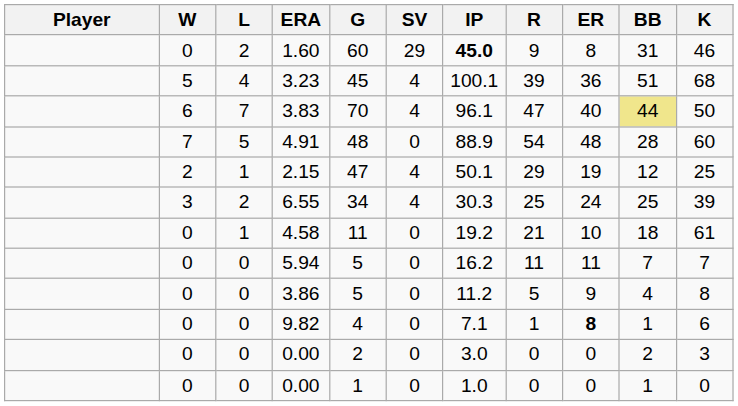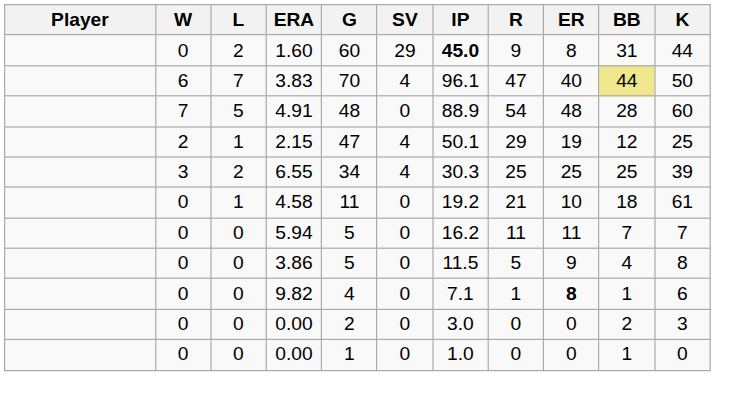(705, 50) 46 -> (682, 50) 44
- row: (187, 80)
(591, 202) 24 -> (571, 171) 25
(474, 293) 11.2 -> (460, 263) 11.5
